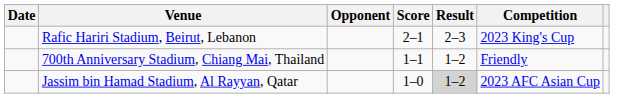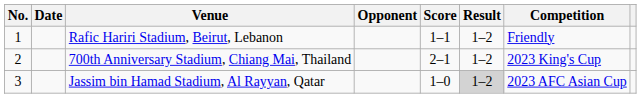+ column: (18, 15)
(413, 37) 2–1 -> (440, 37) 1–1
(455, 37) 2–3 -> (482, 37) 1–2
(527, 37) 2023 King's Cup -> (531, 37) Friendly
(413, 59) 1–1 -> (440, 59) 2–1
(504, 59) Friendly -> (554, 59) 2023 King's Cup
